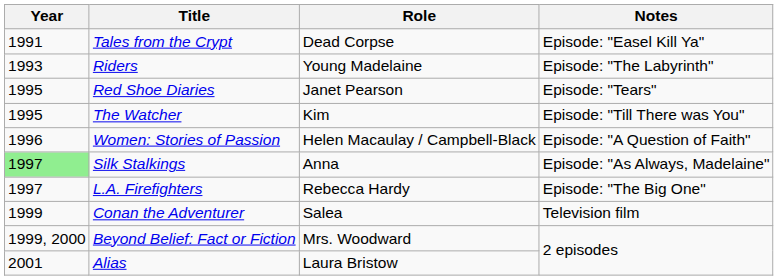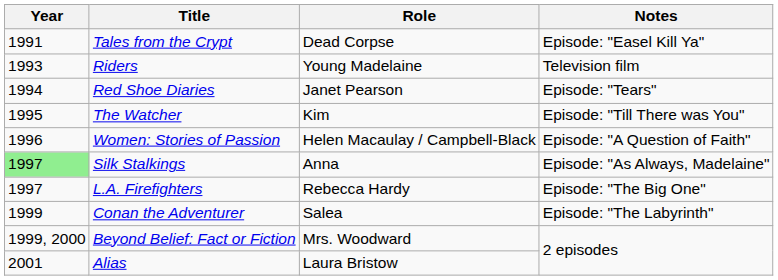(628, 66) Episode: "The Labyrinth" -> (591, 66) Television film
(25, 90) 1995 -> (25, 90) 1994
(591, 213) Television film -> (628, 213) Episode: "The Labyrinth"
